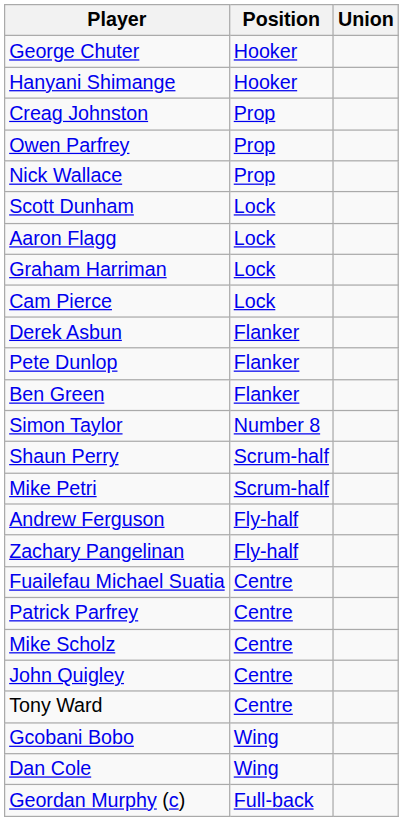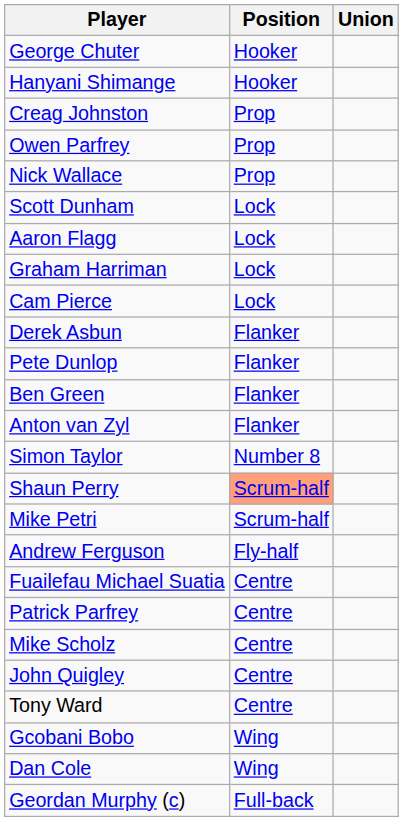+ row: (69, 425)
(281, 457) no background -> (281, 488) lightsalmon background
- row: (97, 550)
